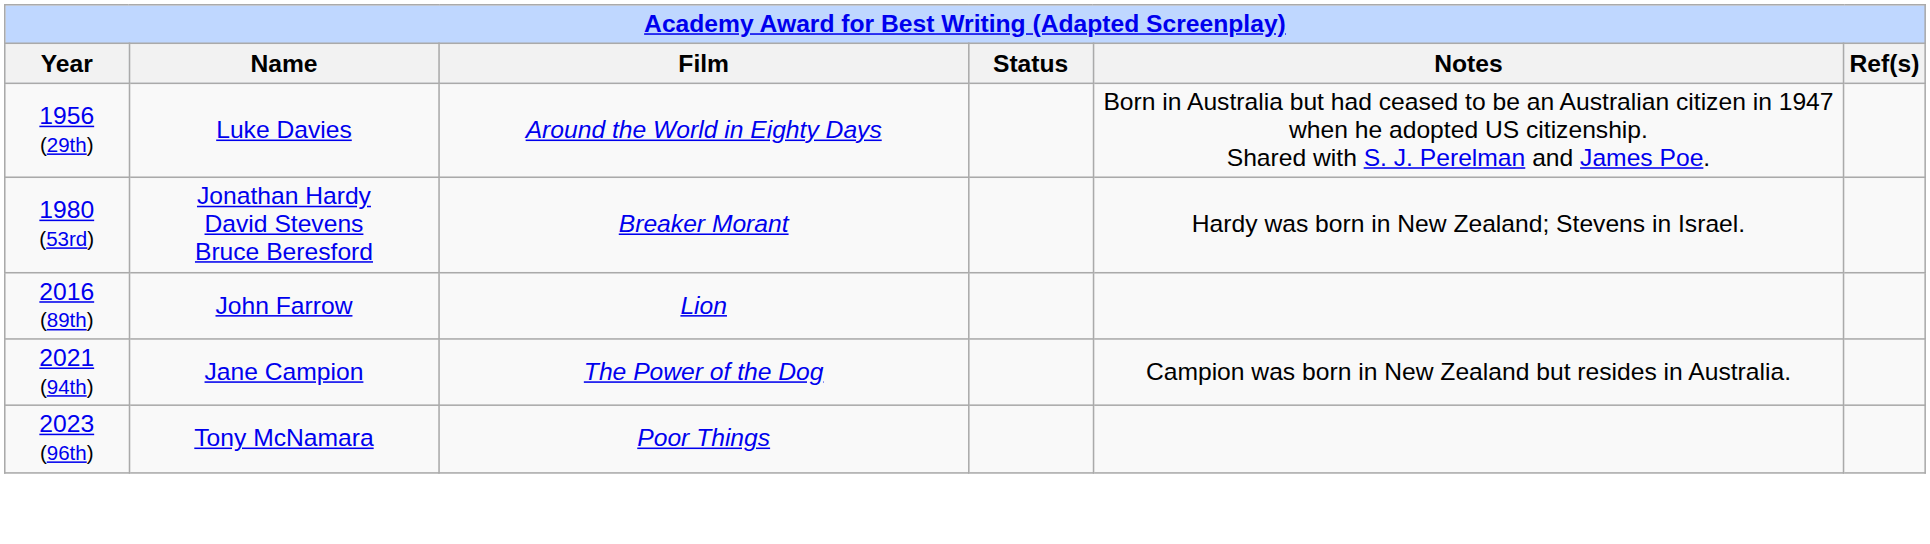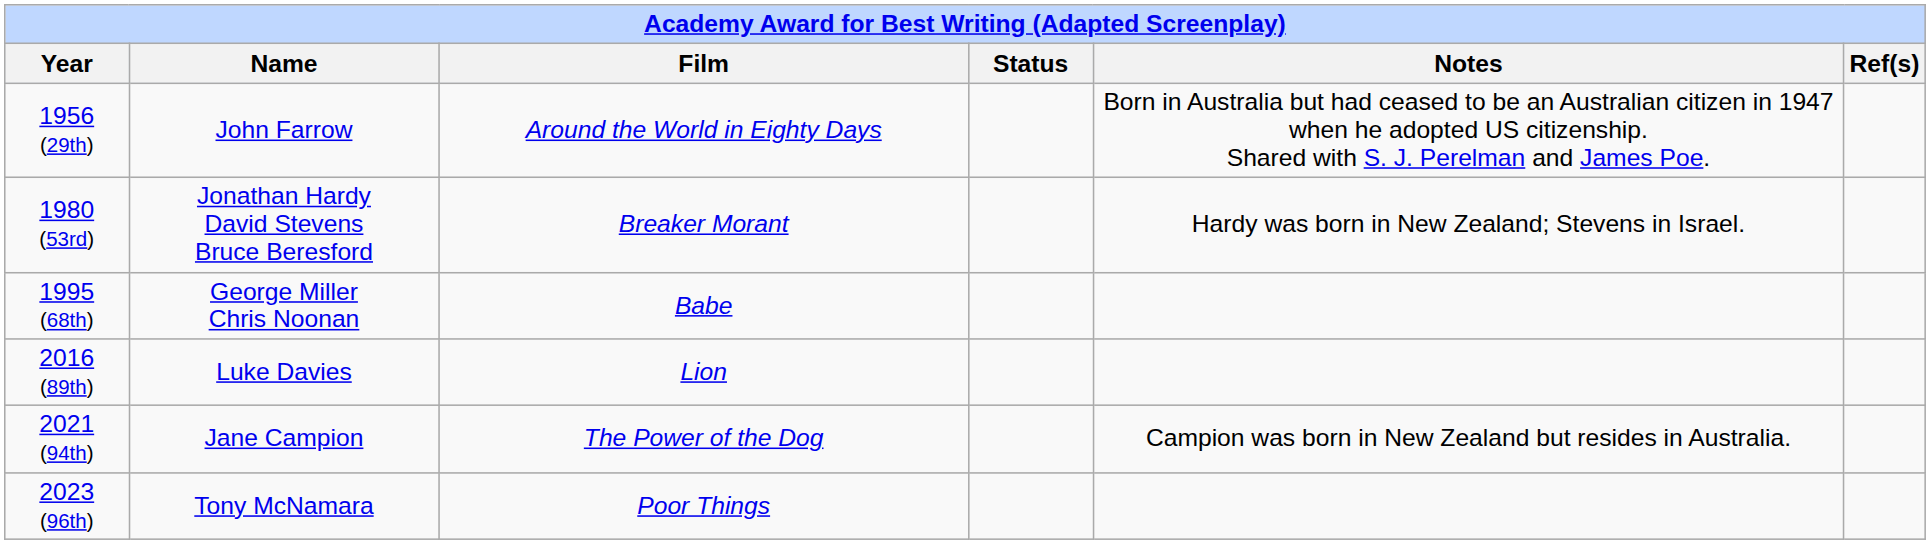(284, 129) Luke Davies -> (284, 129) John Farrow
+ row: (67, 305)
(284, 305) John Farrow -> (284, 371) Luke Davies
